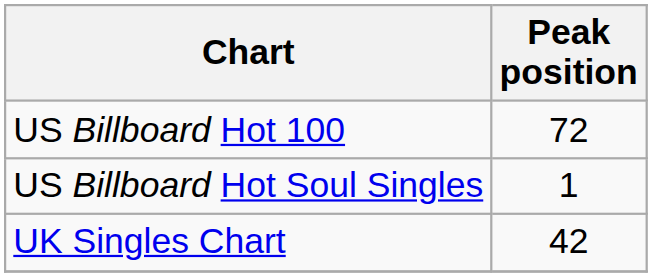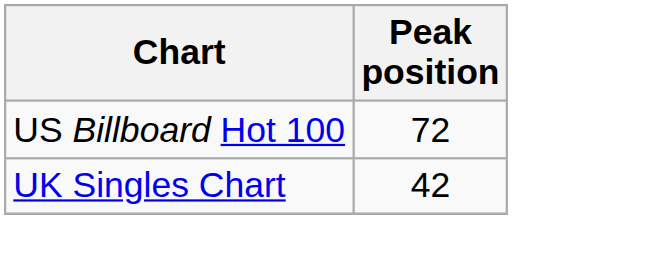- row: (248, 185)
